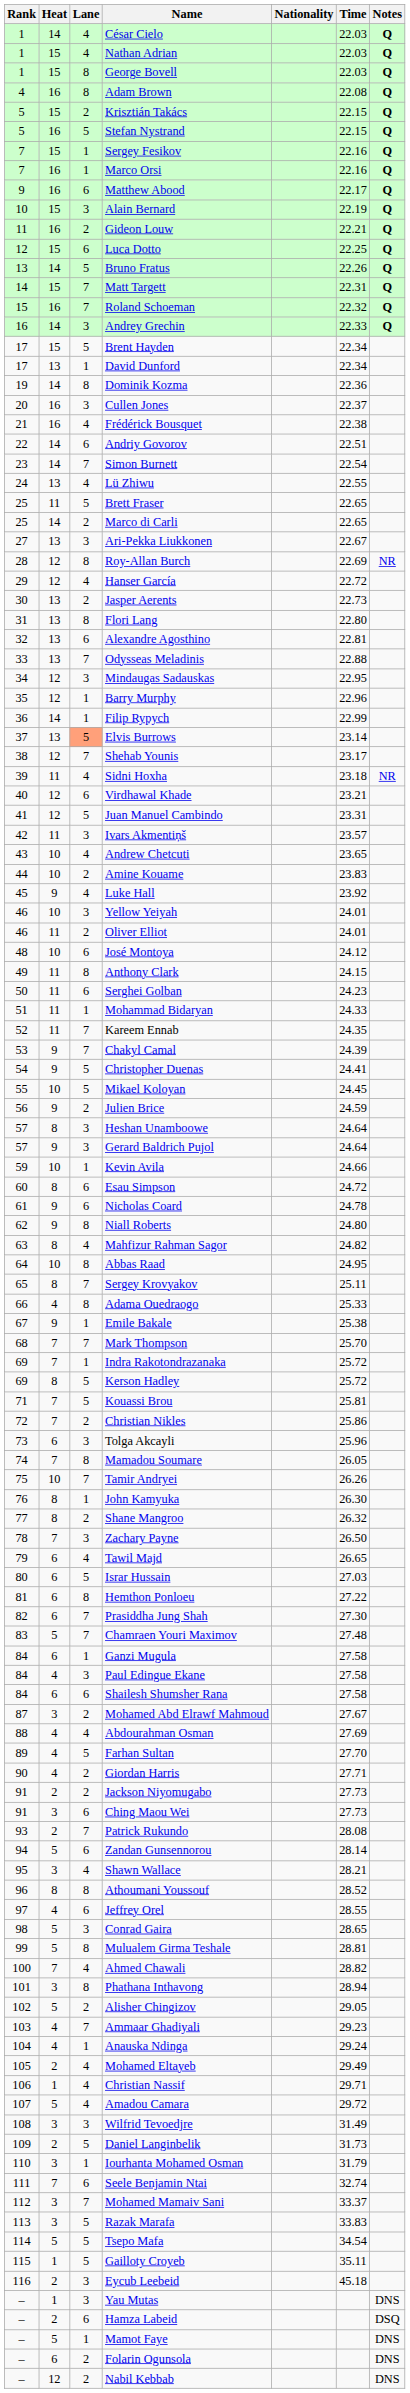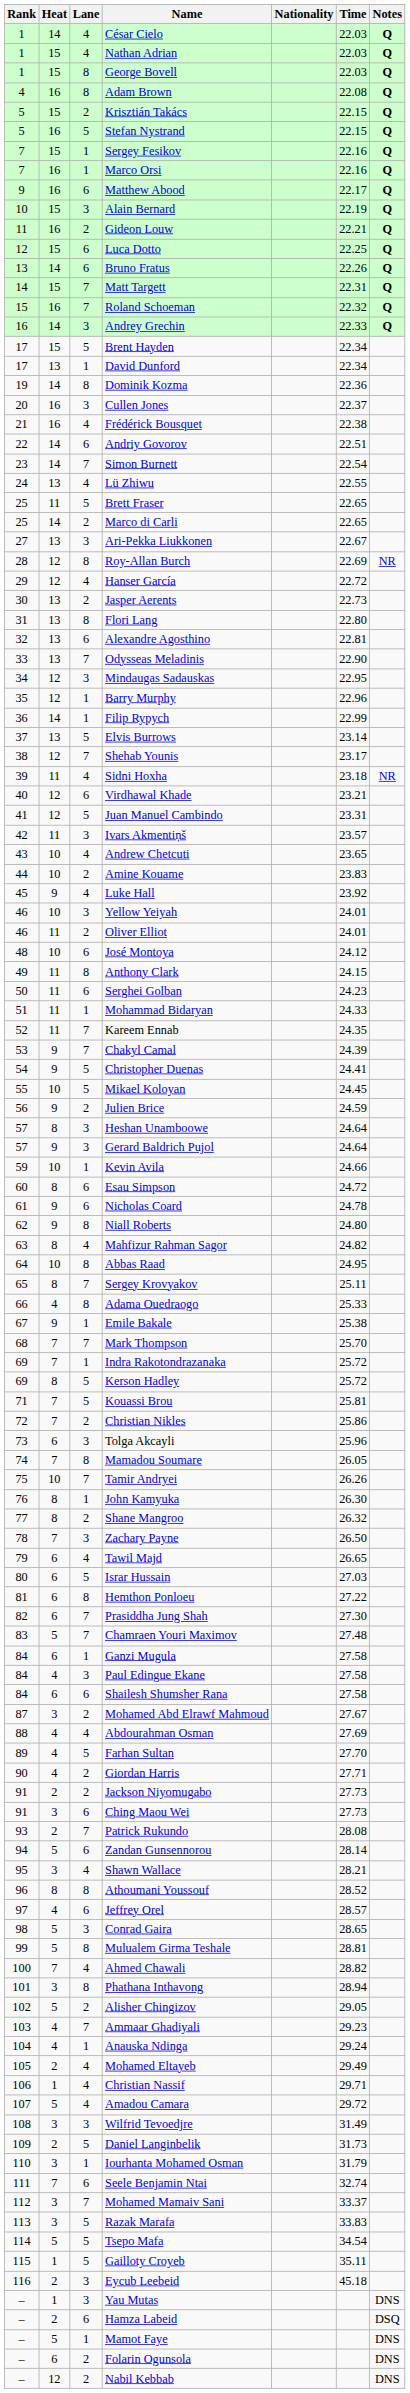(86, 268) 5 -> (86, 268) 6
(353, 659) 22.88 -> (353, 659) 22.90
(86, 737) lightsalmon background -> (86, 737) no background
(353, 1909) 28.55 -> (353, 1909) 28.57
